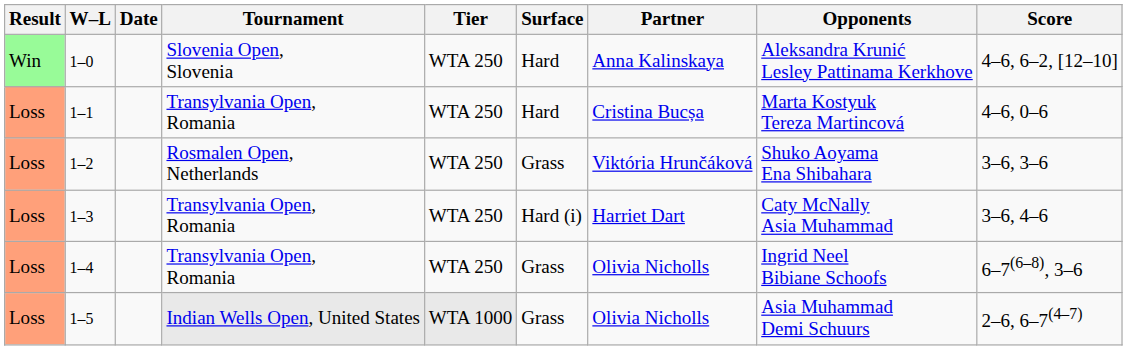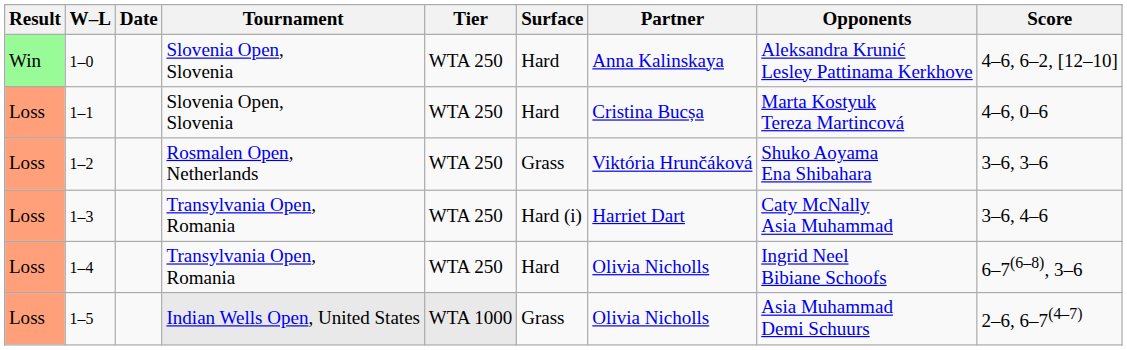(241, 112) Transylvania Open, Romania -> (225, 112) Slovenia Open, Slovenia
(543, 266) Grass -> (540, 266) Hard
